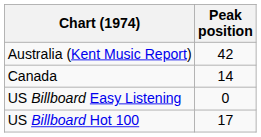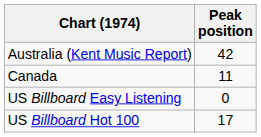(225, 76) 14 -> (225, 76) 11
